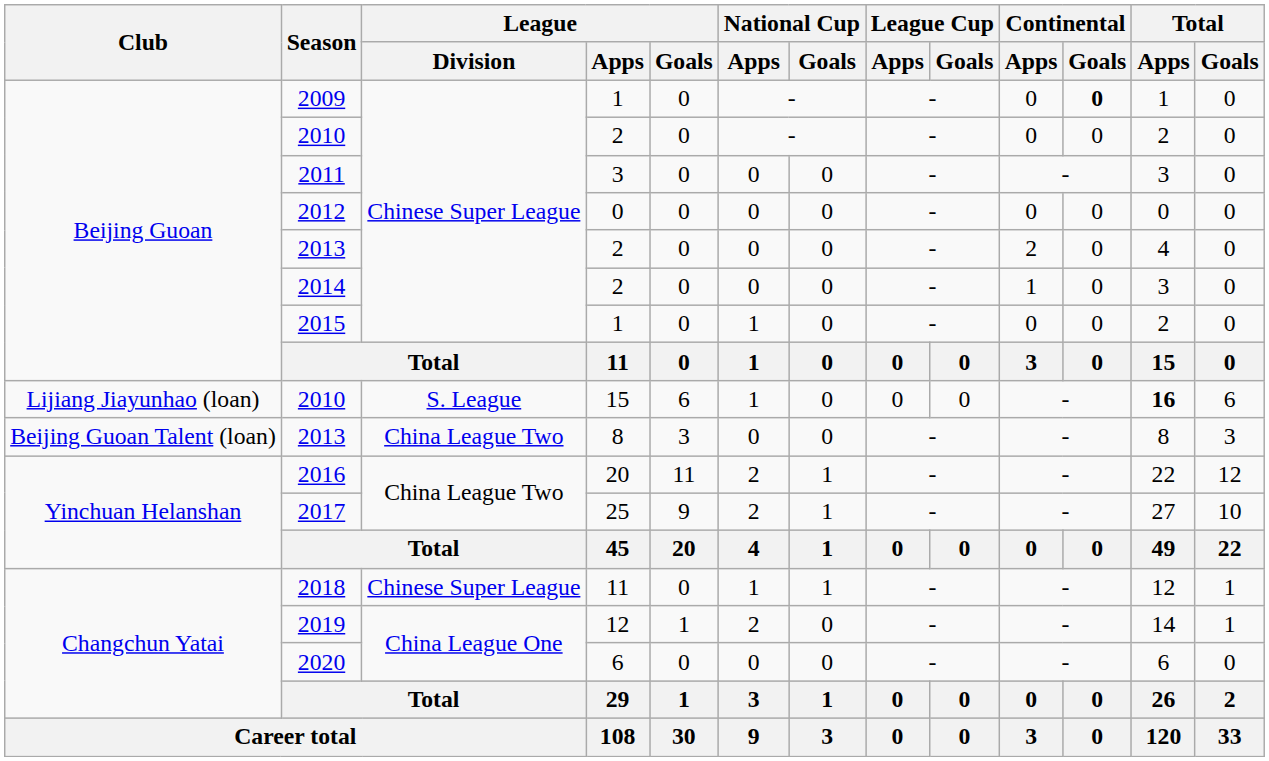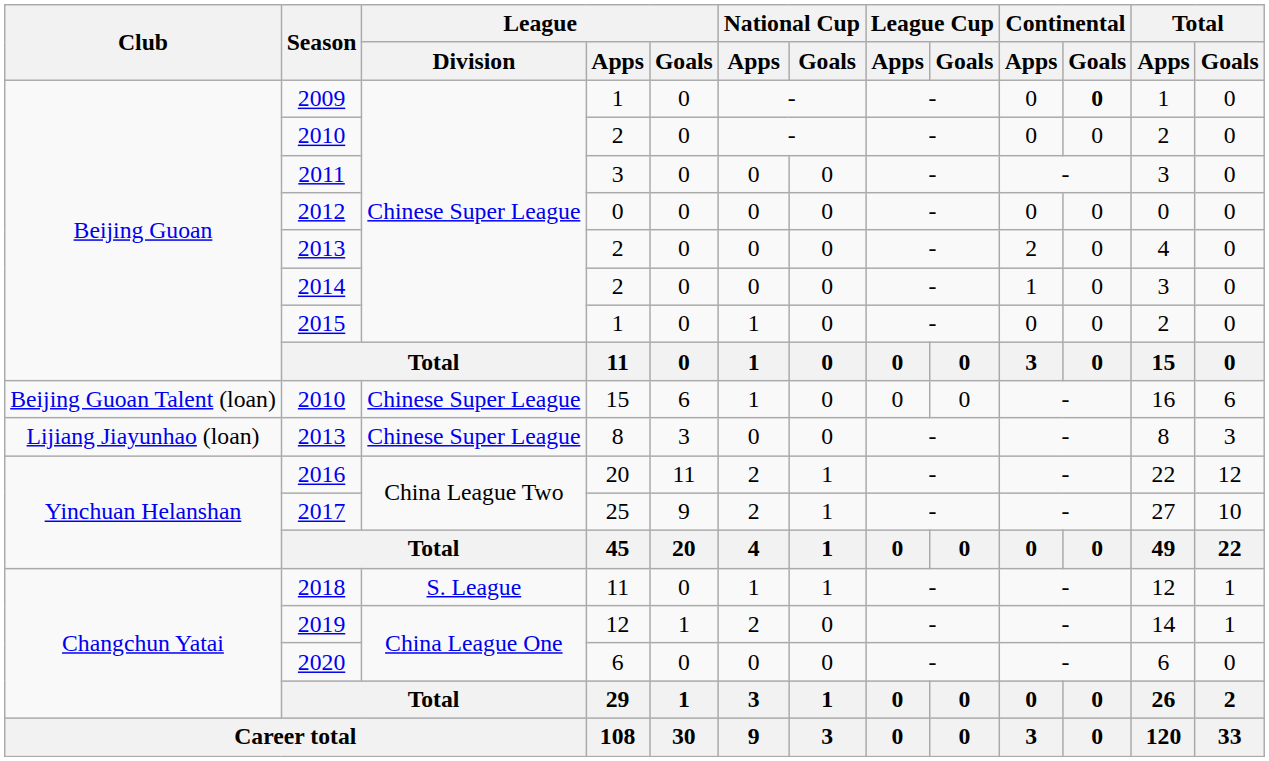(143, 398) Lijiang Jiayunhao (loan) -> (143, 398) Beijing Guoan Talent (loan)
(474, 398) S. League -> (474, 398) Chinese Super League
(1163, 398) bold -> (1163, 398) normal
(143, 436) Beijing Guoan Talent (loan) -> (143, 436) Lijiang Jiayunhao (loan)
(474, 436) China League Two -> (474, 436) Chinese Super League
(474, 586) Chinese Super League -> (474, 586) S. League
